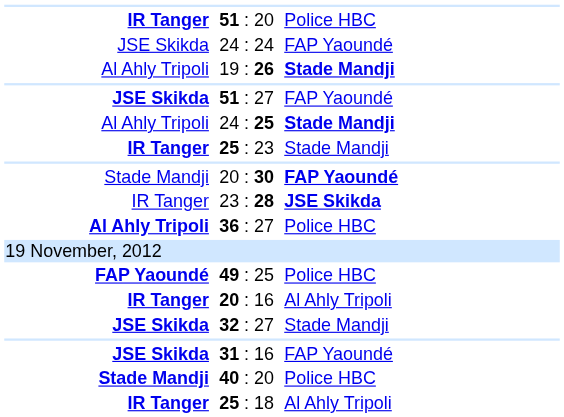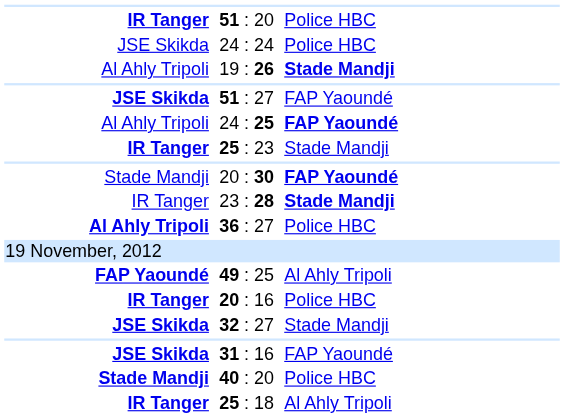(339, 44) FAP Yaoundé -> (330, 44) Police HBC
(340, 123) Stade Mandji -> (341, 123) FAP Yaoundé
(333, 201) JSE Skikda -> (340, 201) Stade Mandji
(330, 275) Police HBC -> (338, 275) Al Ahly Tripoli
(338, 300) Al Ahly Tripoli -> (330, 300) Police HBC
